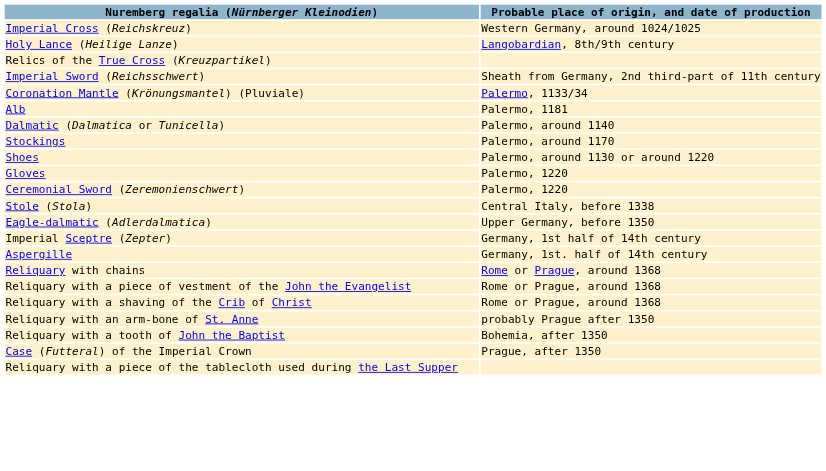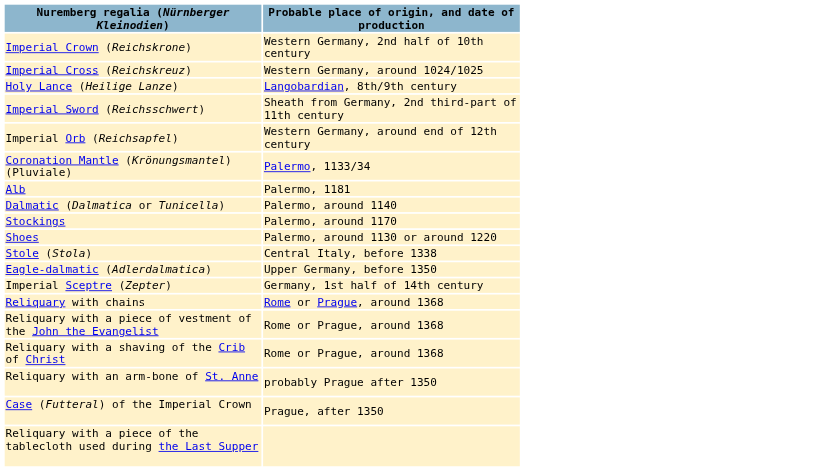+ row: (109, 47)
- row: (149, 60)
+ row: (102, 137)
- row: (35, 173)
- row: (135, 190)
- row: (49, 254)
- row: (155, 335)
